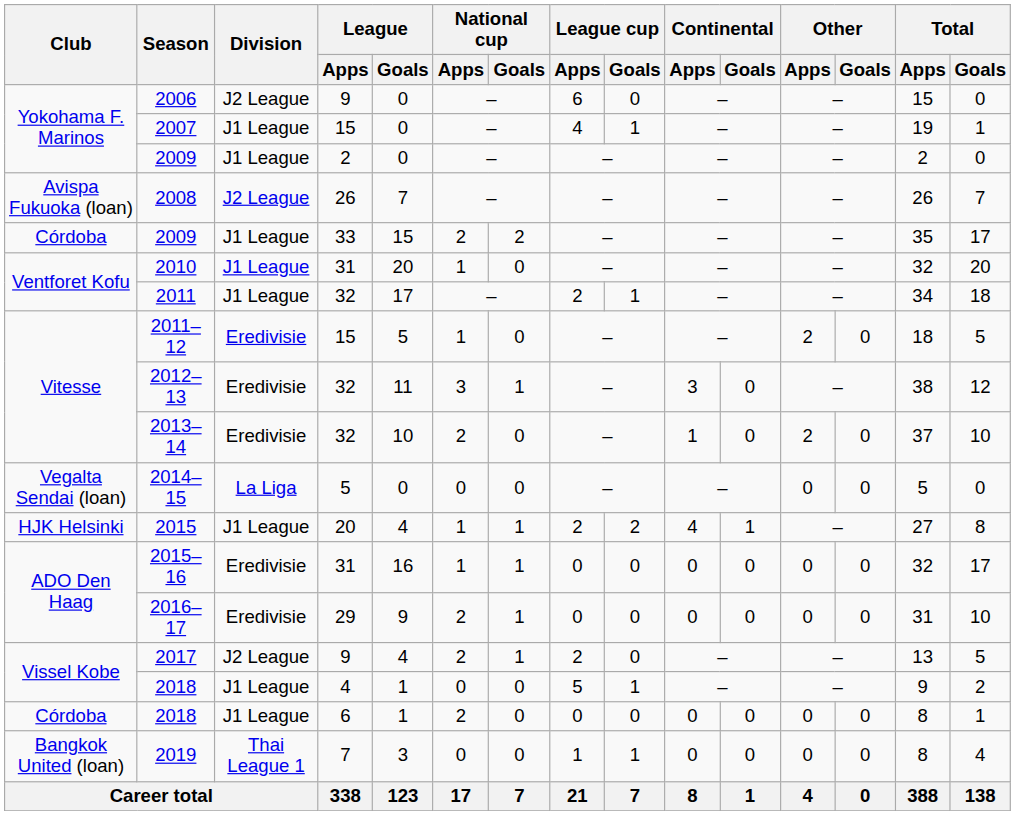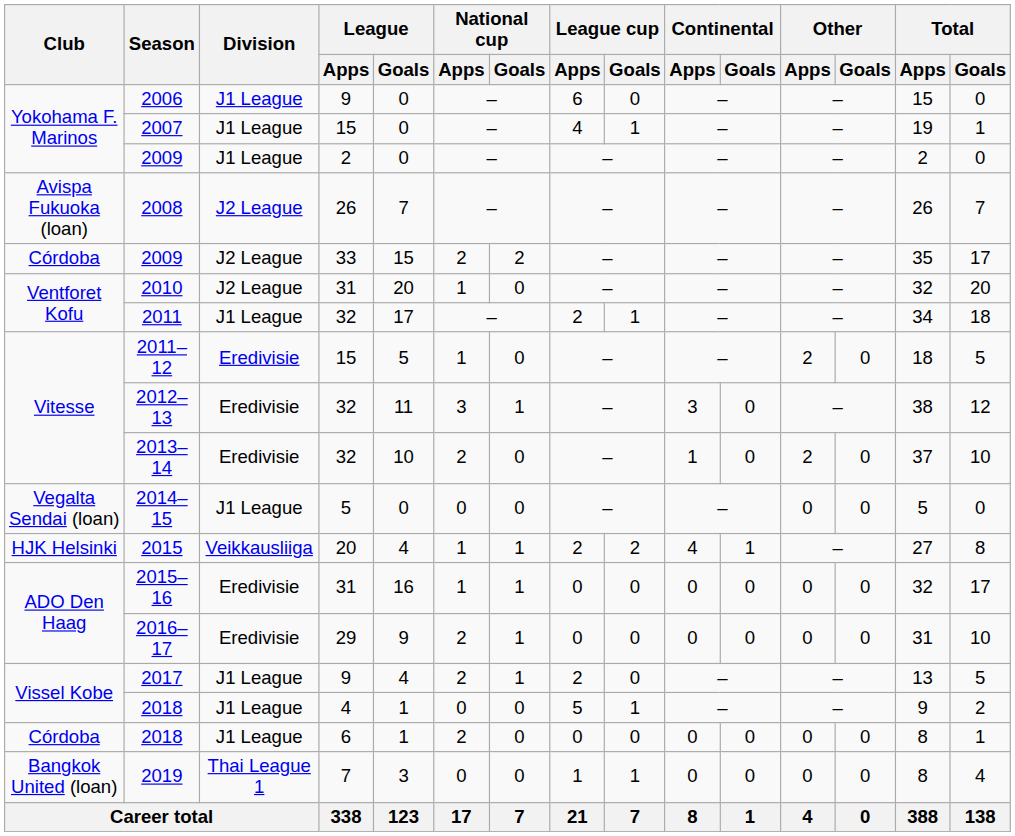(266, 98) J2 League -> (259, 98) J1 League
(266, 237) J1 League -> (259, 258) J2 League
(266, 267) J1 League -> (259, 287) J2 League
(266, 487) La Liga -> (259, 508) J1 League
(266, 527) J1 League -> (259, 548) Veikkausliiga
(266, 657) J2 League -> (259, 678) J1 League
